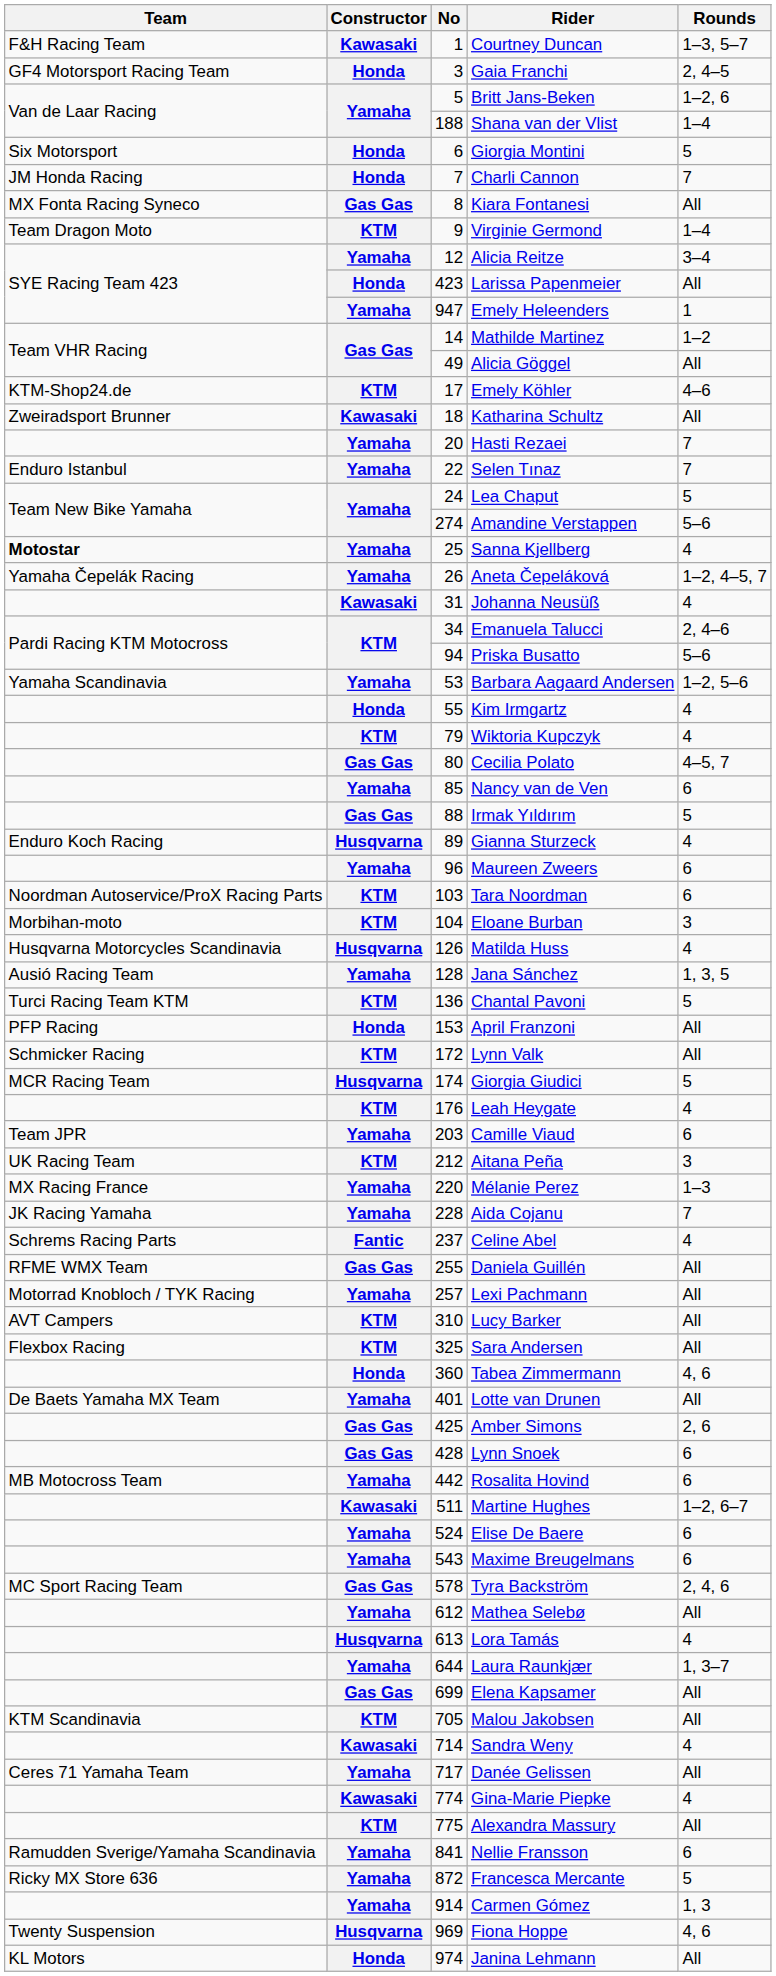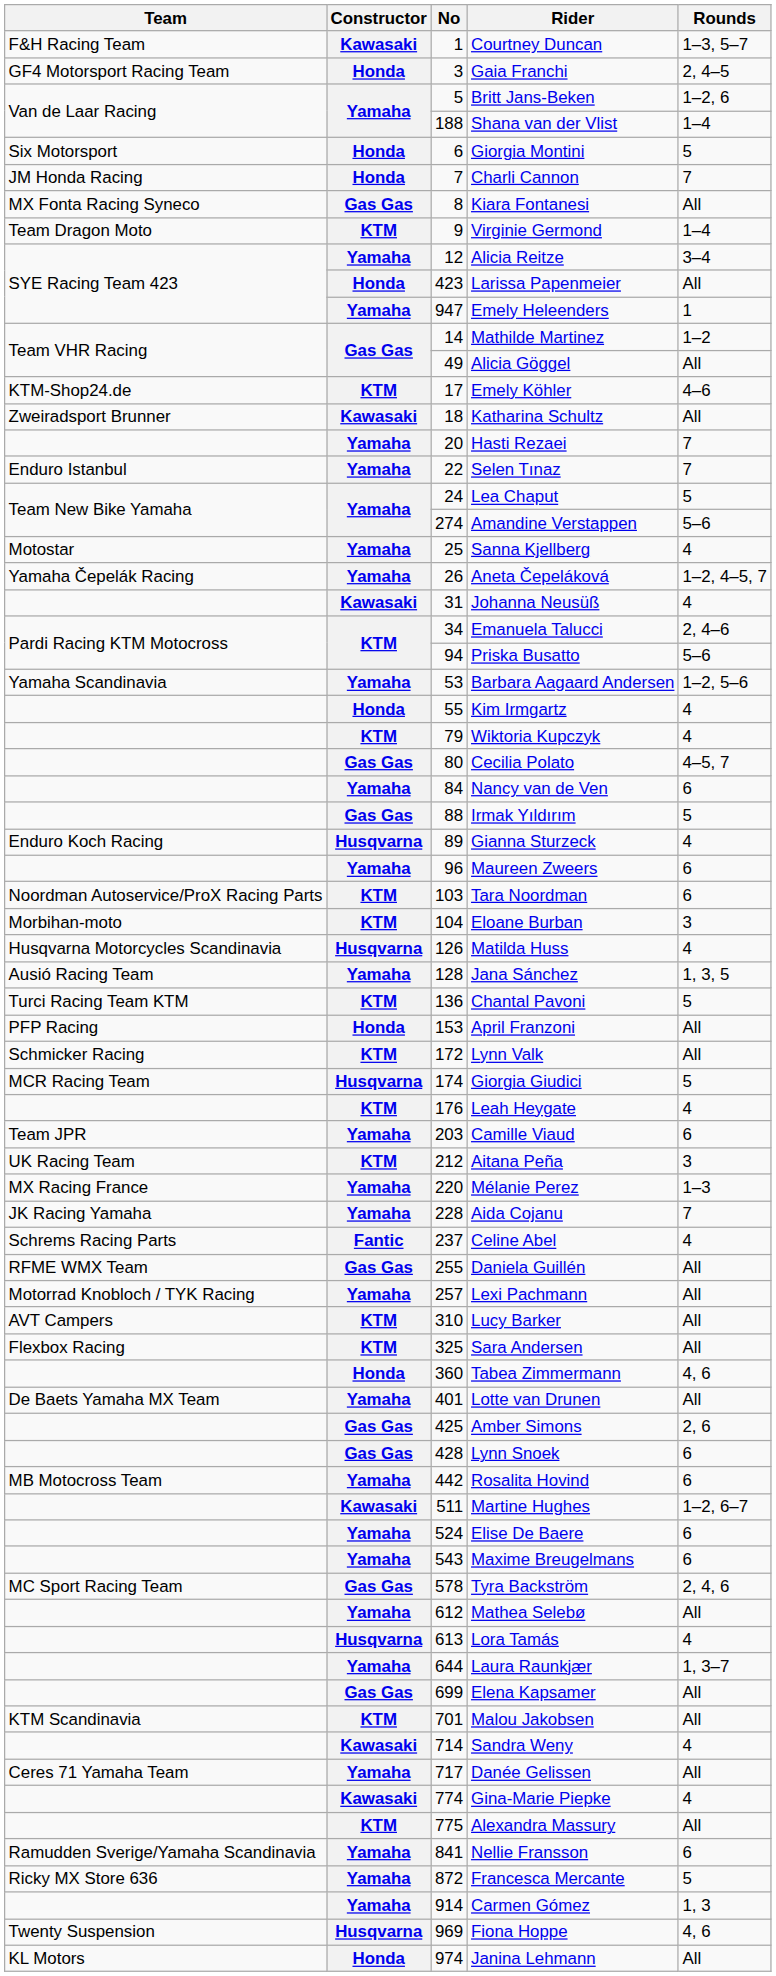(44, 549) bold -> (41, 549) normal
(454, 788) 85 -> (454, 788) 84
(449, 1719) 705 -> (449, 1719) 701
